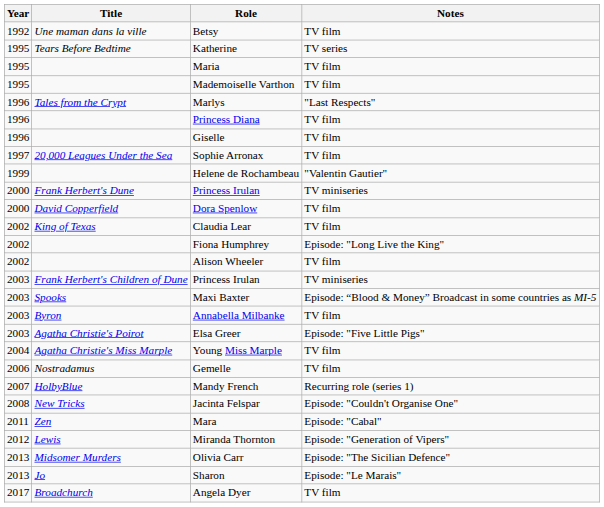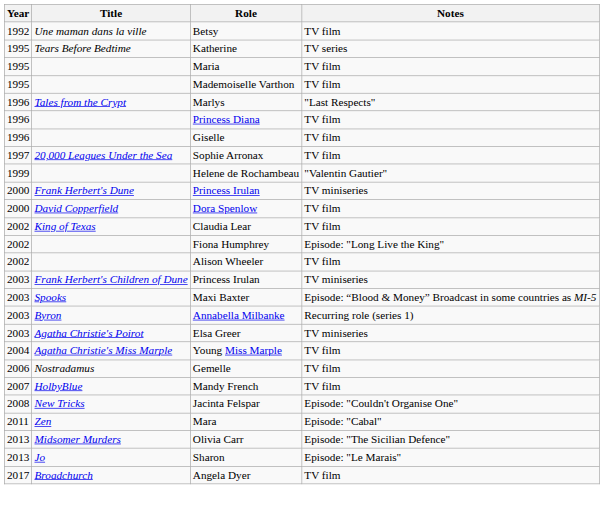(322, 315) TV film -> (359, 315) Recurring role (series 1)
(364, 333) Episode: "Five Little Pigs" -> (336, 333) TV miniseries
(359, 386) Recurring role (series 1) -> (322, 386) TV film
- row: (48, 439)
